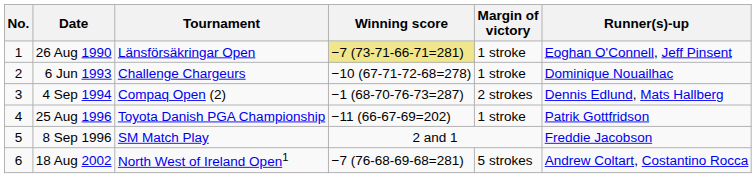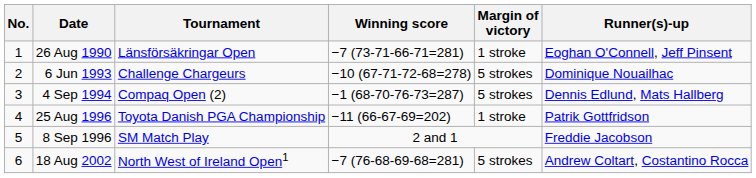(398, 52) khaki background -> (398, 52) no background
(502, 73) 1 stroke -> (505, 73) 5 strokes
(505, 95) 2 strokes -> (505, 95) 5 strokes
